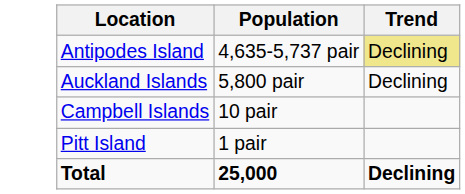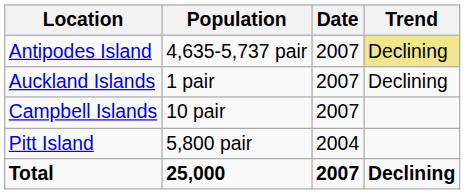+ column: (338, 20)
(261, 81) 5,800 pair -> (190, 81) 1 pair
(242, 143) 1 pair -> (209, 143) 5,800 pair
